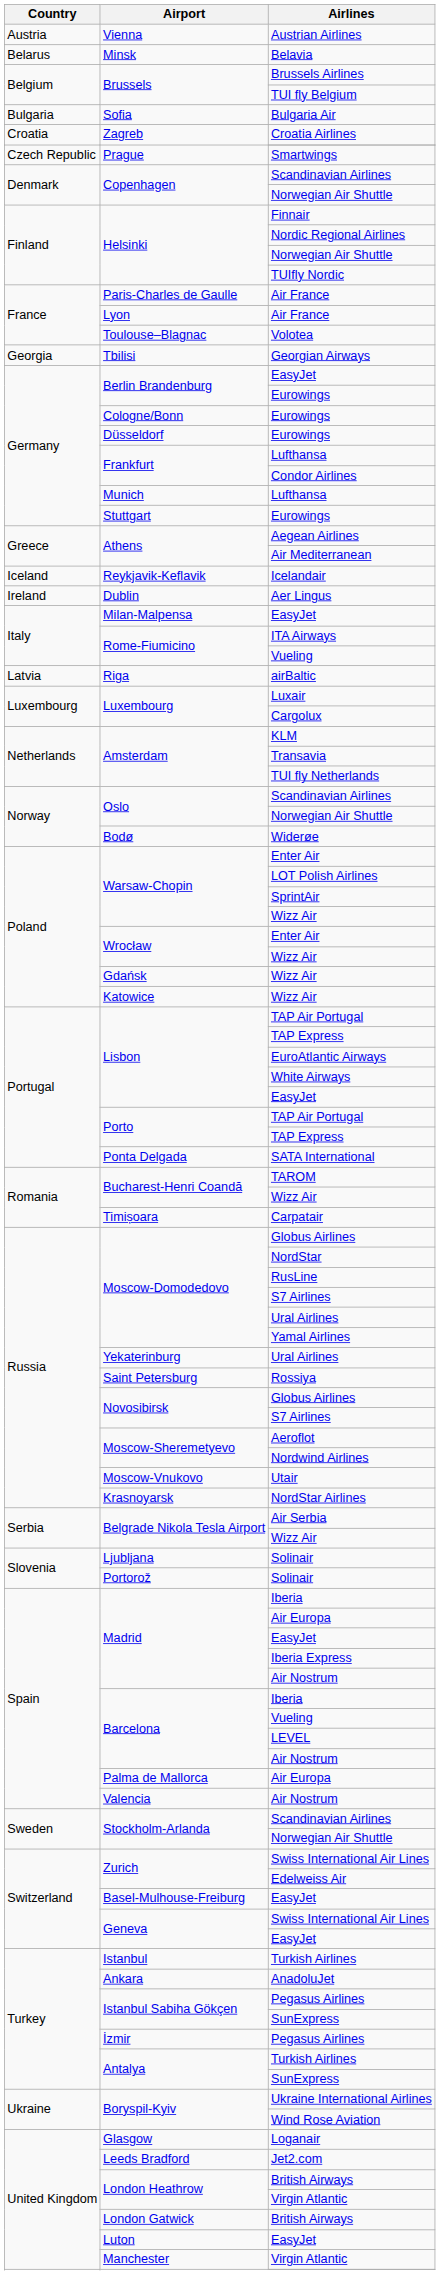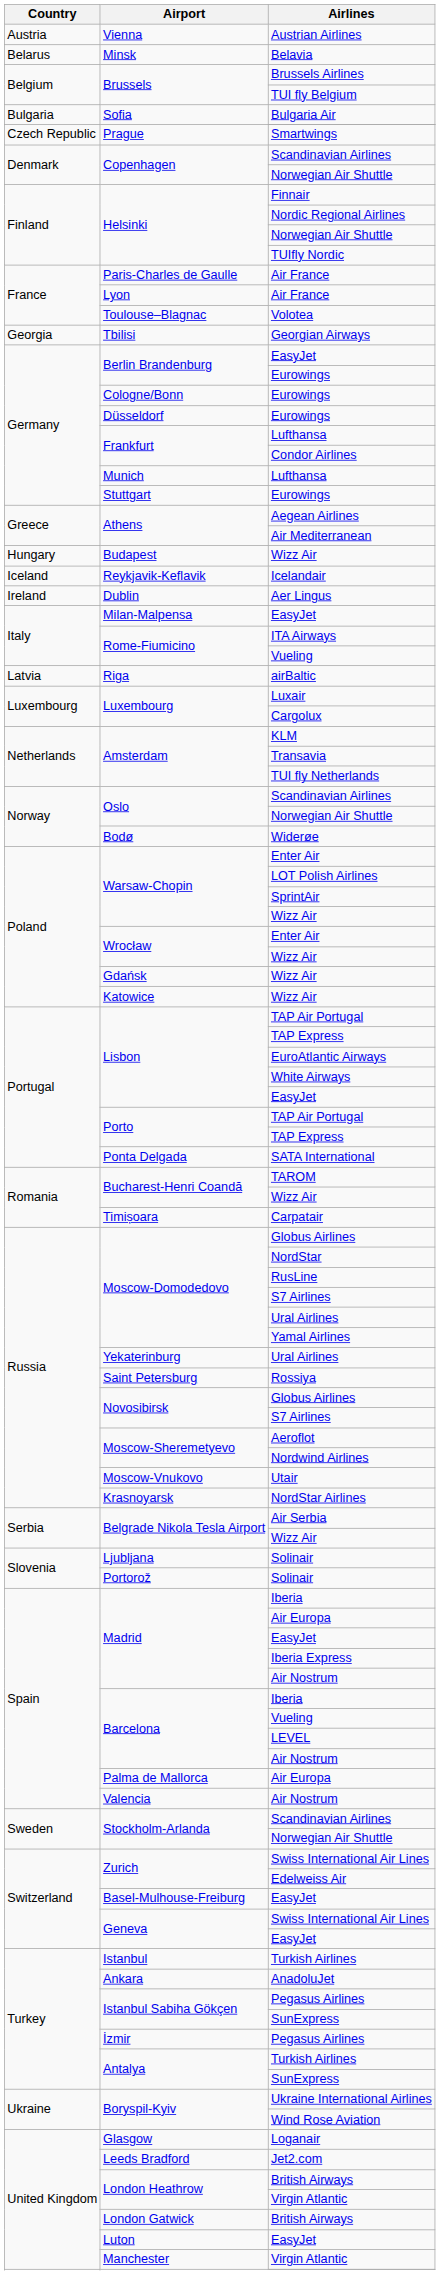- row: (123, 134)
+ row: (130, 555)
